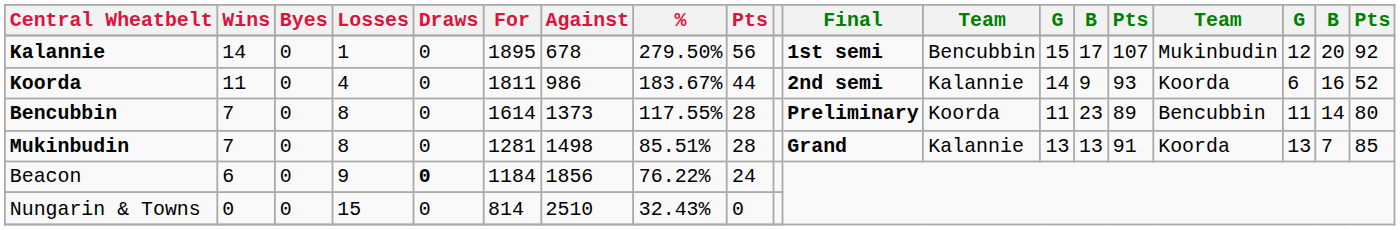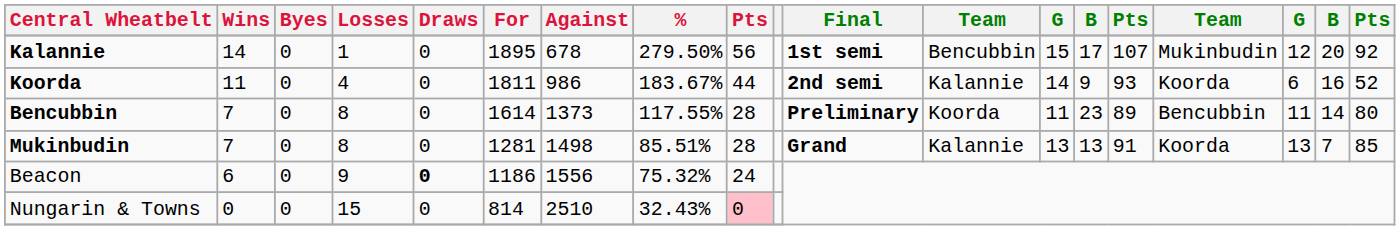(512, 177) 1184 -> (512, 177) 1186
(569, 177) 1856 -> (569, 177) 1556
(675, 177) 76.22% -> (675, 177) 75.32%
(738, 209) no background -> (738, 209) pink background
